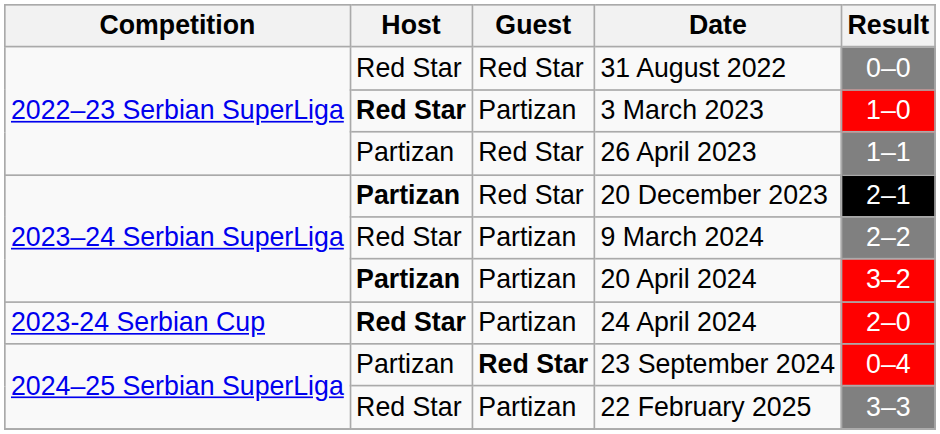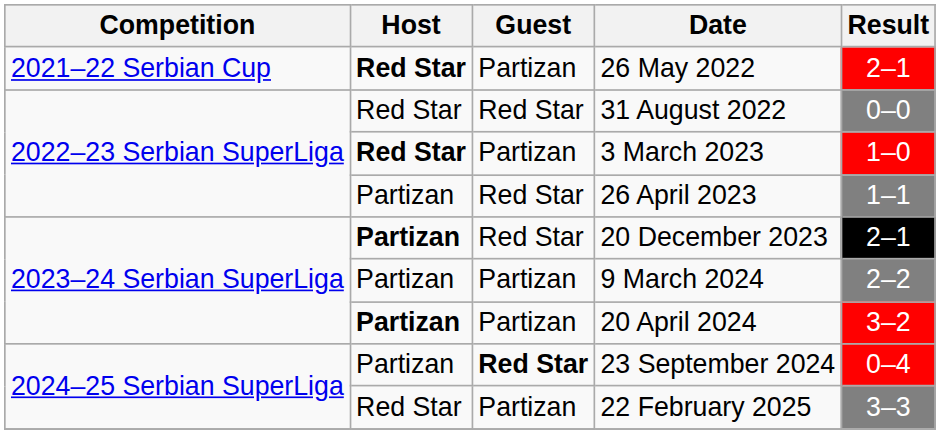+ row: (678, 68)
(409, 237) Red Star -> (405, 279) Partizan
- row: (678, 322)
